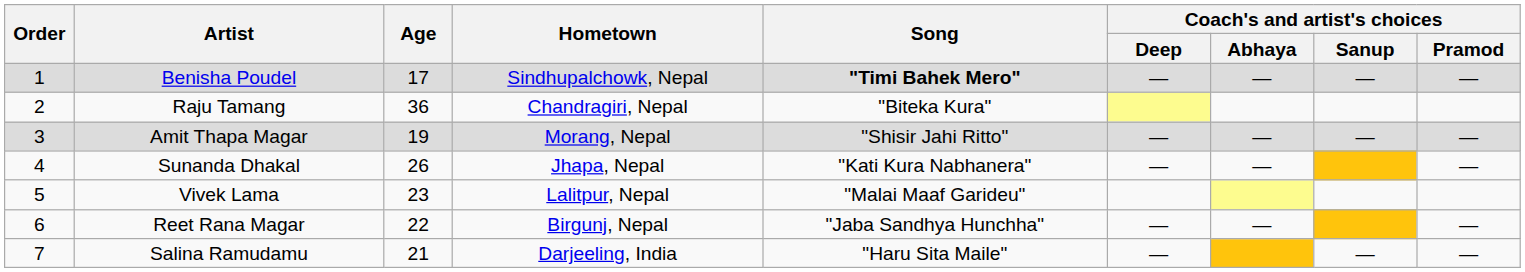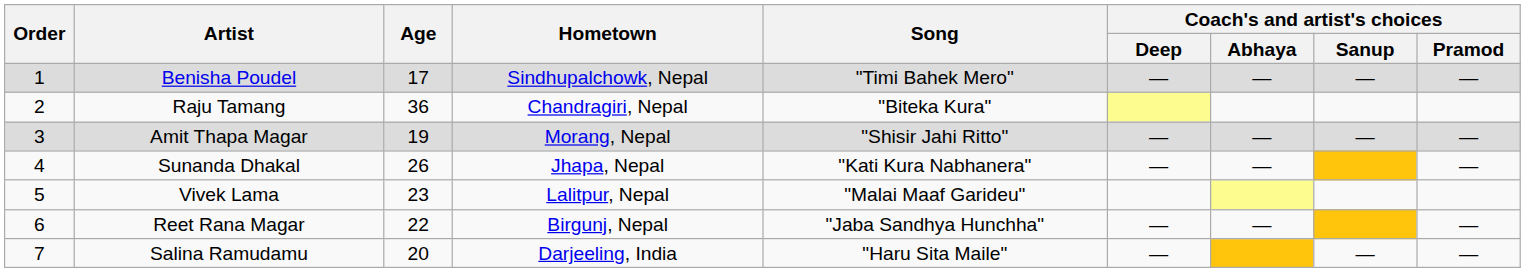(935, 78) bold -> (935, 78) normal
(418, 253) 21 -> (418, 253) 20
